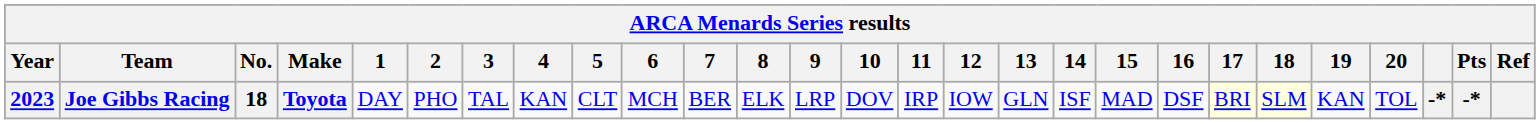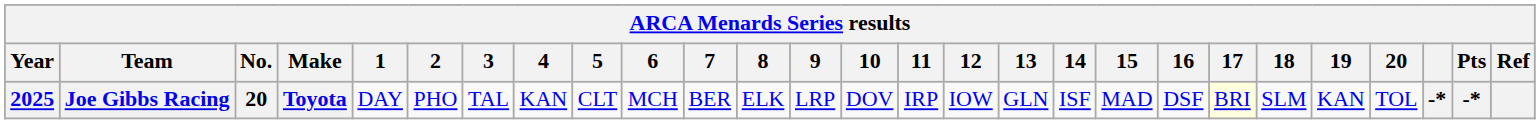(32, 99) 2023 -> (32, 99) 2025
(256, 99) 18 -> (256, 99) 20
(1284, 99) lightyellow background -> (1284, 99) no background
